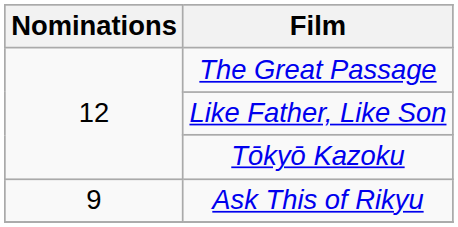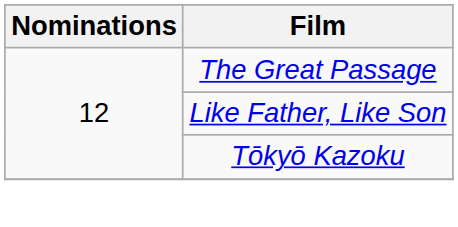- row: (318, 199)
